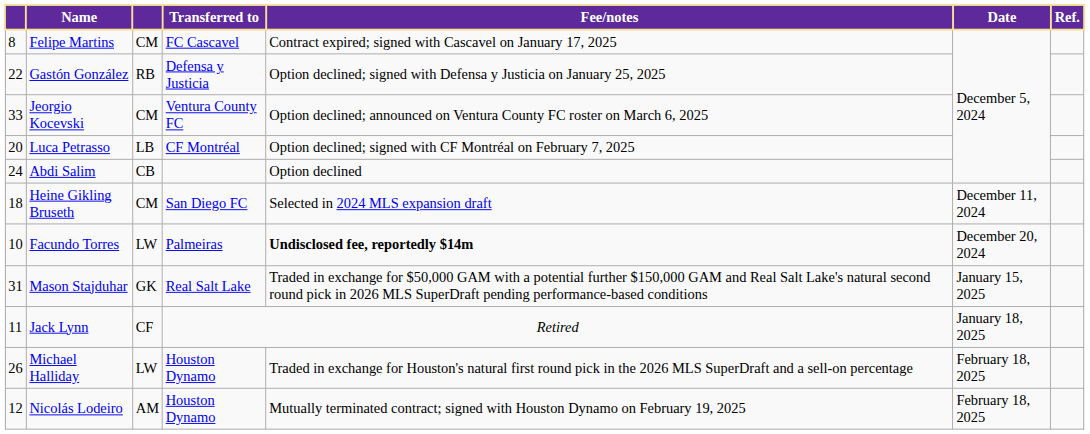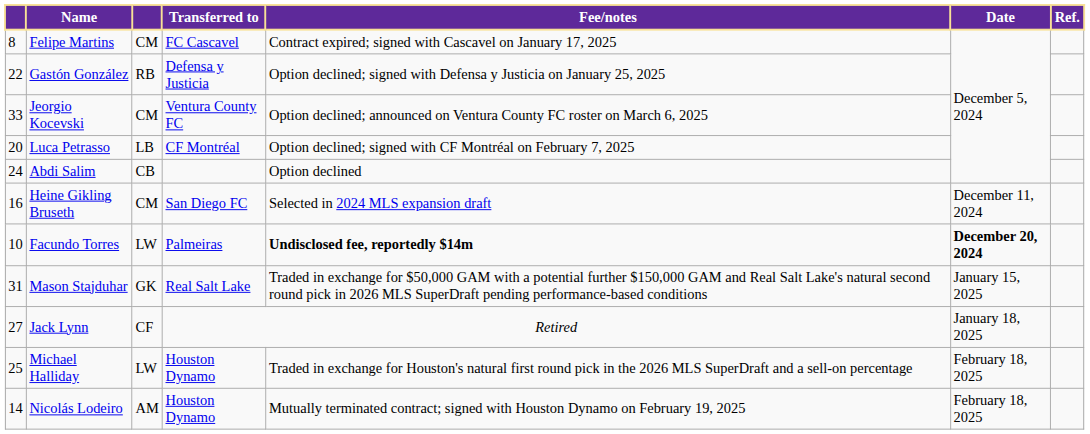(16, 204) 18 -> (16, 204) 16
(997, 245) normal -> (996, 245) bold
(15, 326) 11 -> (16, 326) 27
(16, 367) 26 -> (16, 367) 25
(16, 408) 12 -> (16, 408) 14
